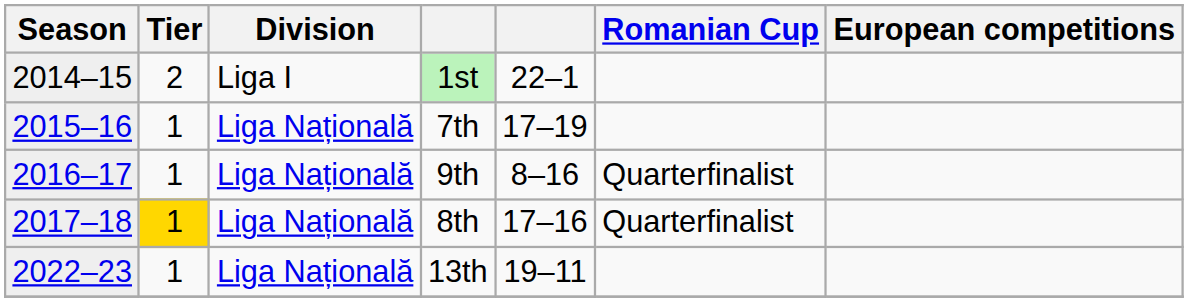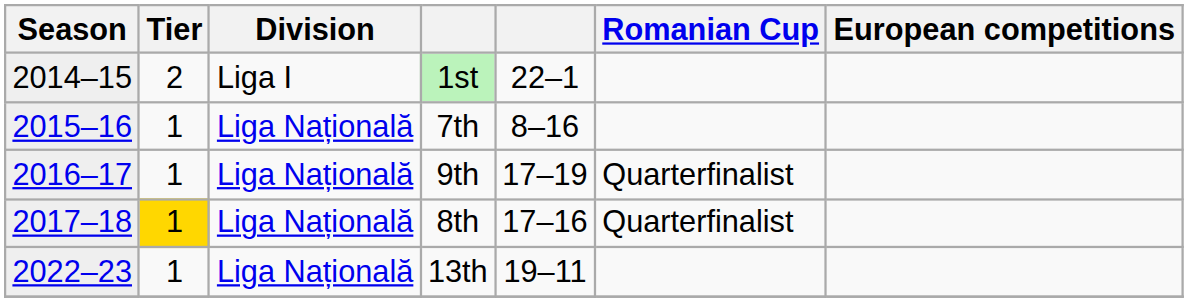(545, 126) 17–19 -> (545, 126) 8–16
(545, 174) 8–16 -> (545, 174) 17–19
